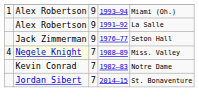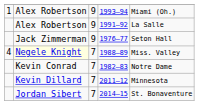+ row: (114, 80)
